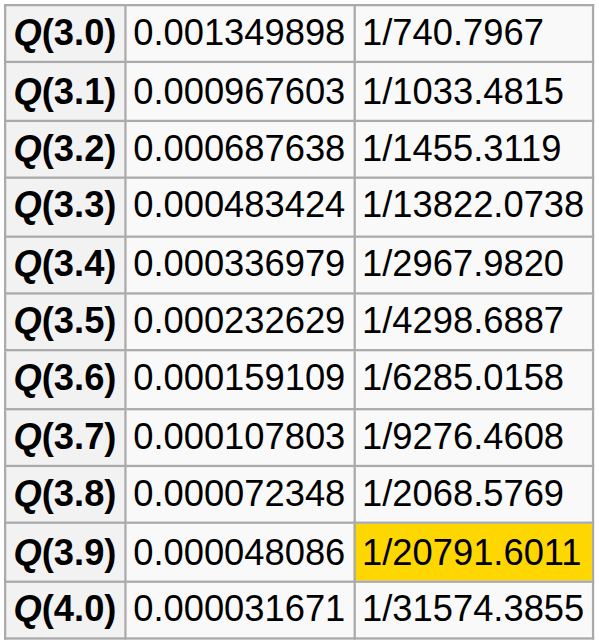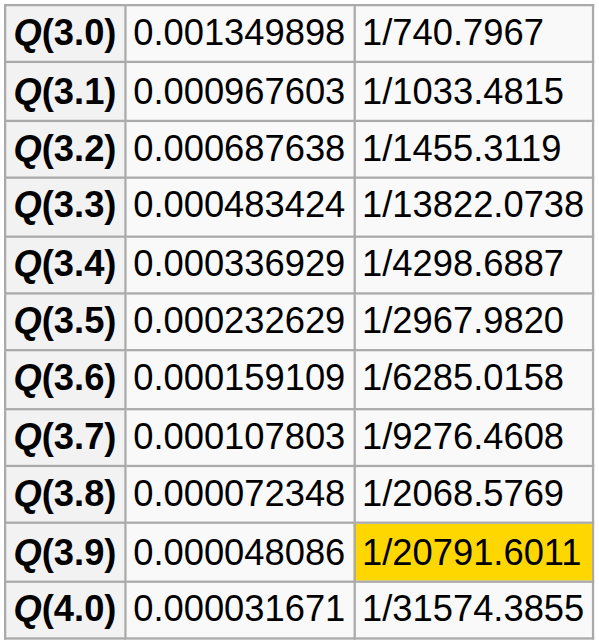(239, 263) 0.000336979 -> (239, 263) 0.000336929
(463, 263) 1/2967.9820 -> (463, 263) 1/4298.6887
(463, 321) 1/4298.6887 -> (463, 321) 1/2967.9820
